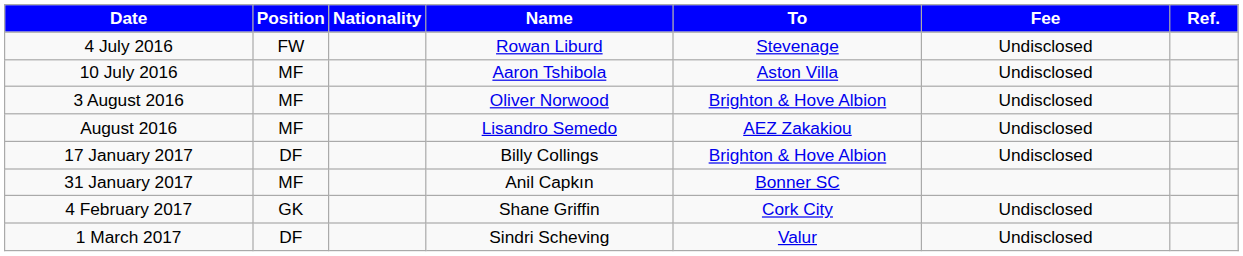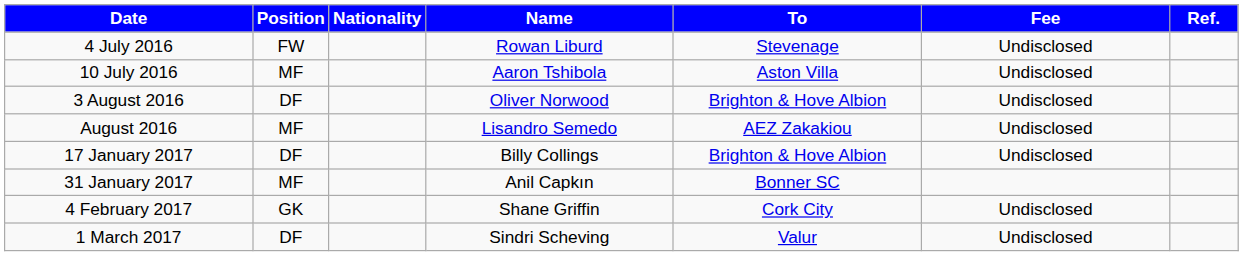(291, 101) MF -> (291, 101) DF
